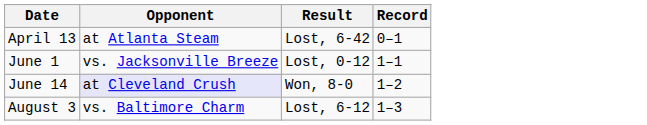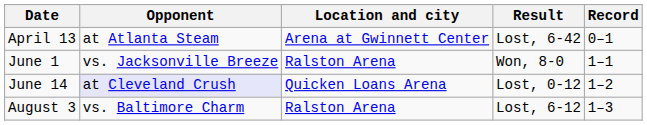+ column: (387, 16)
(328, 62) Lost, 0-12 -> (530, 62) Won, 8-0
(319, 85) Won, 8-0 -> (538, 85) Lost, 0-12
